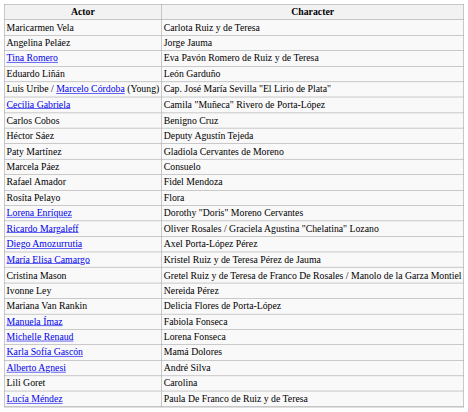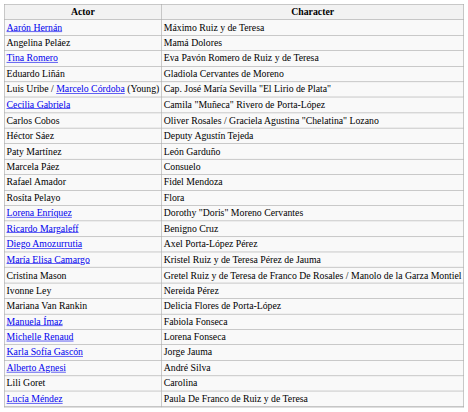+ row: (34, 27)
- row: (40, 27)
(188, 43) Jorge Jauma -> (193, 43) Mamá Dolores
(192, 74) León Garduño -> (224, 74) Gladiola Cervantes de Moreno
(191, 120) Benigno Cruz -> (271, 120) Oliver Rosales / Graciela Agustina "Chelatina" Lozano
(224, 151) Gladiola Cervantes de Moreno -> (192, 151) León Garduño
(271, 228) Oliver Rosales / Graciela Agustina "Chelatina" Lozano -> (191, 228) Benigno Cruz
(193, 352) Mamá Dolores -> (188, 352) Jorge Jauma
